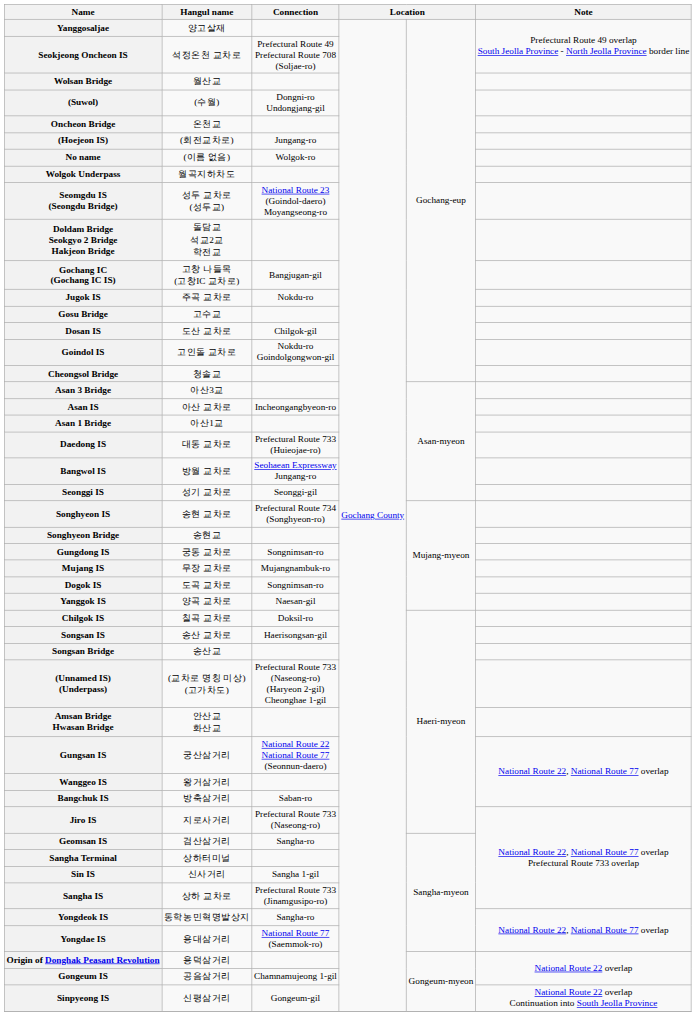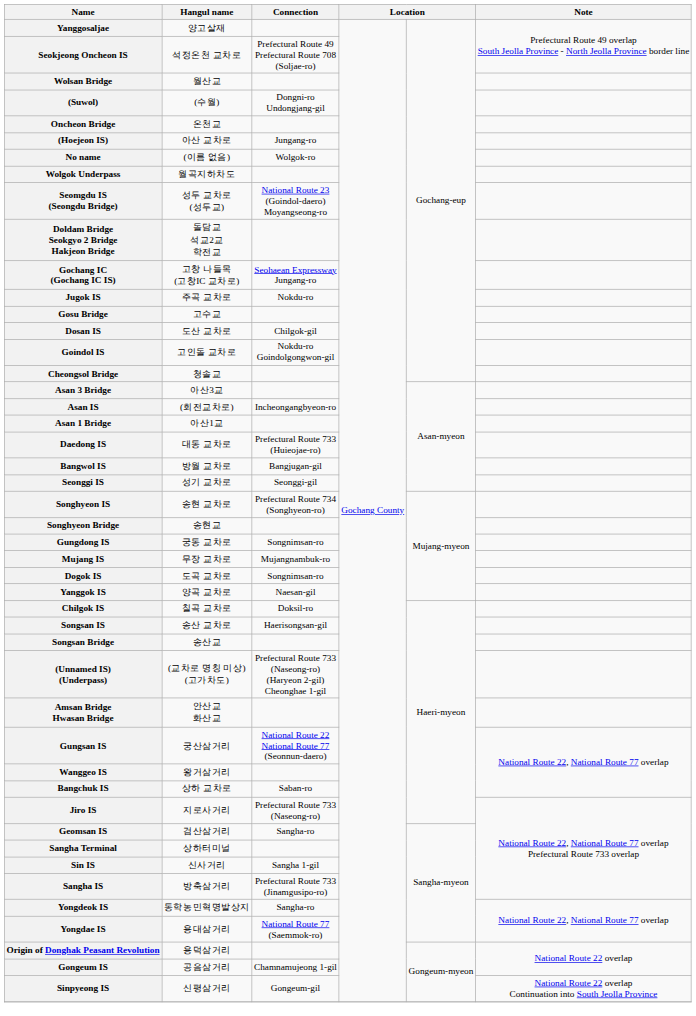(207, 140) (회전교차로) -> (207, 140) 아산 교차로
(295, 274) Bangjugan-gil -> (295, 274) Seohaean Expressway Jungang-ro
(207, 406) 아산 교차로 -> (207, 406) (회전교차로)
(295, 470) Seohaean Expressway Jungang-ro -> (295, 466) Bangjugan-gil
(207, 798) 방축삼거리 -> (207, 788) 상하 교차로
(207, 895) 상하 교차로 -> (207, 886) 방축삼거리
